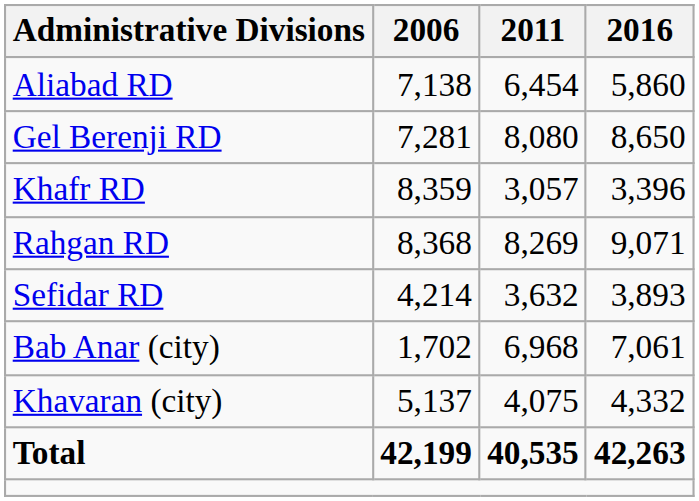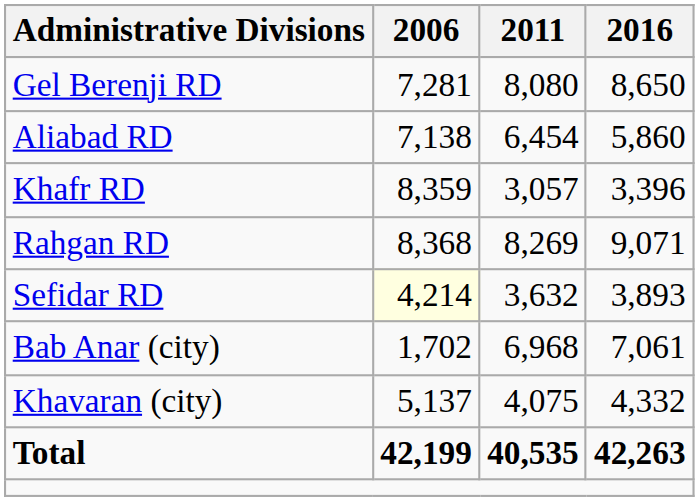rows swapped: (93, 83) <-> (117, 136)
(434, 294) no background -> (434, 294) lightyellow background
